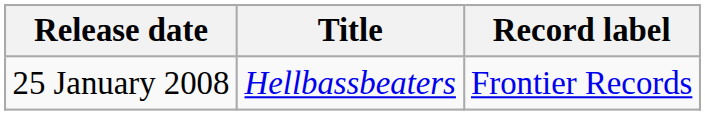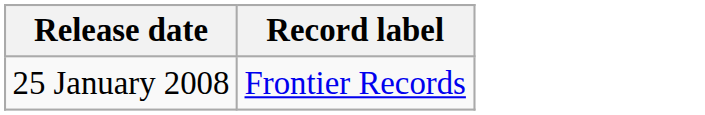- column: (350, 30)
